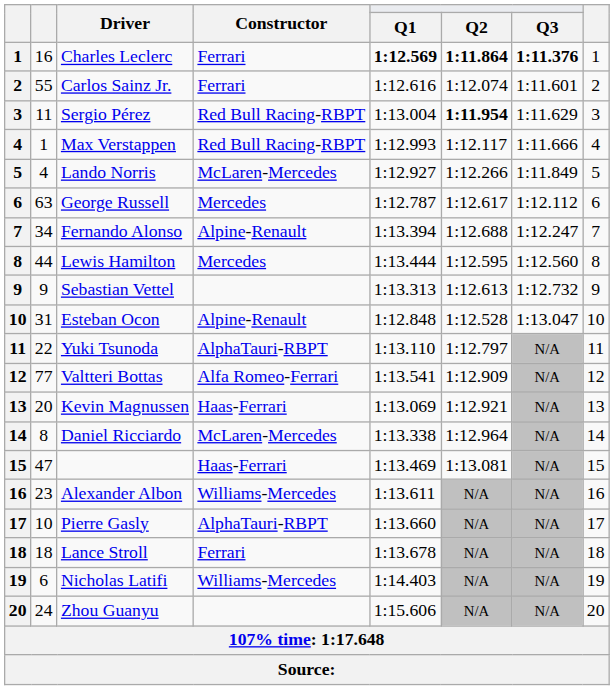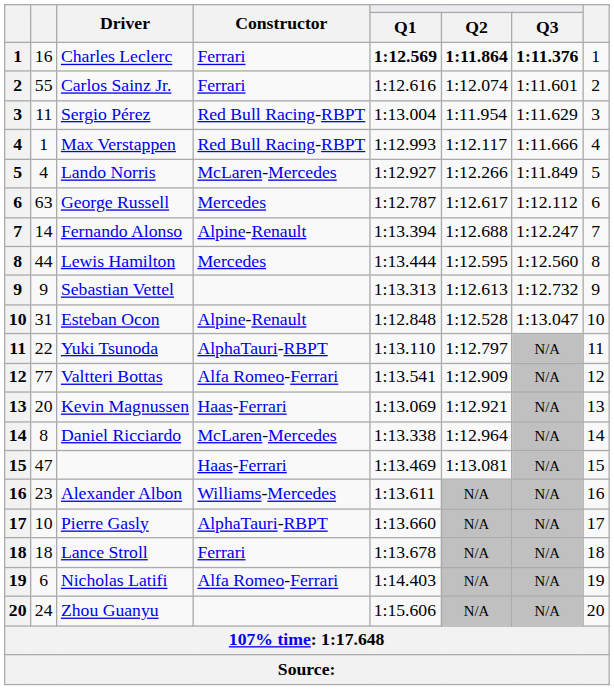(477, 114) bold -> (476, 114) normal
(44, 231) 34 -> (44, 231) 14
(267, 581) Williams-Mercedes -> (268, 581) Alfa Romeo-Ferrari
